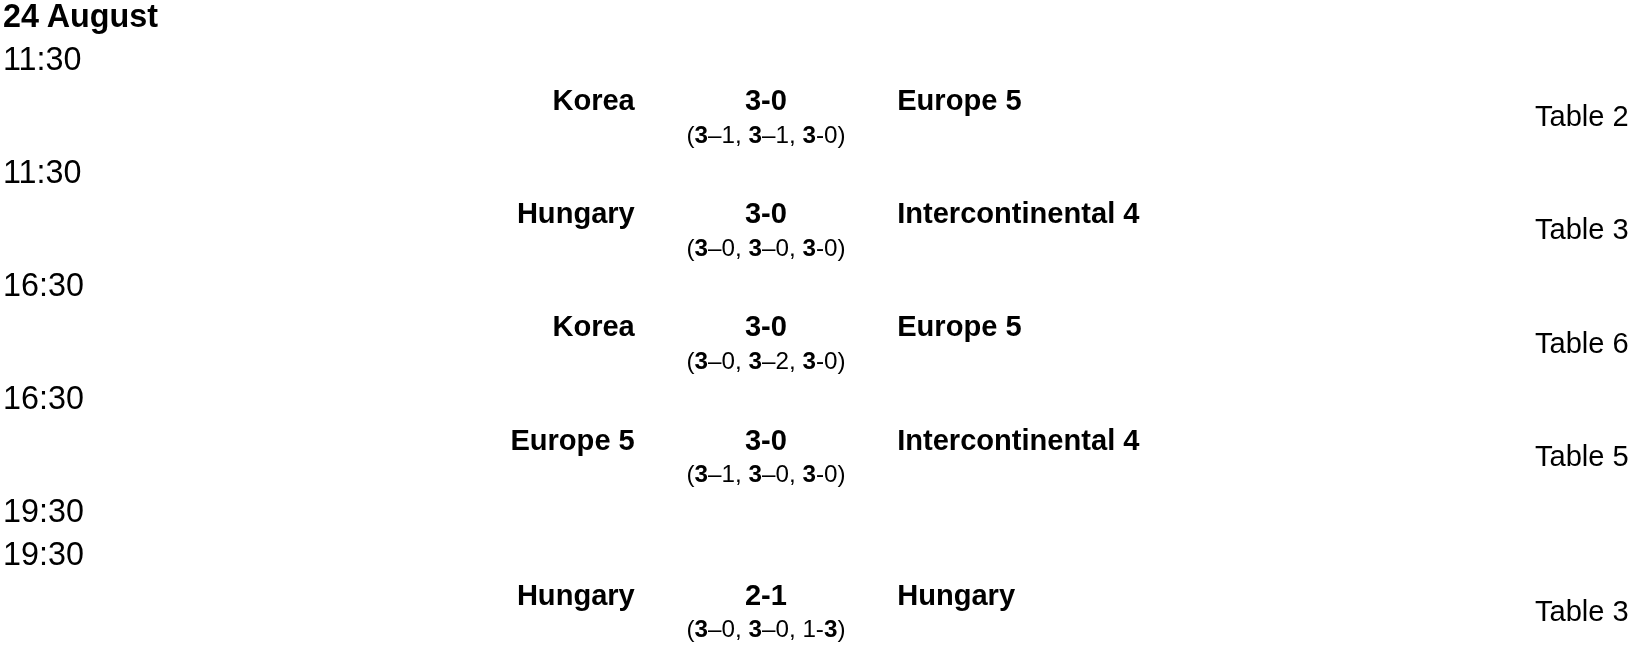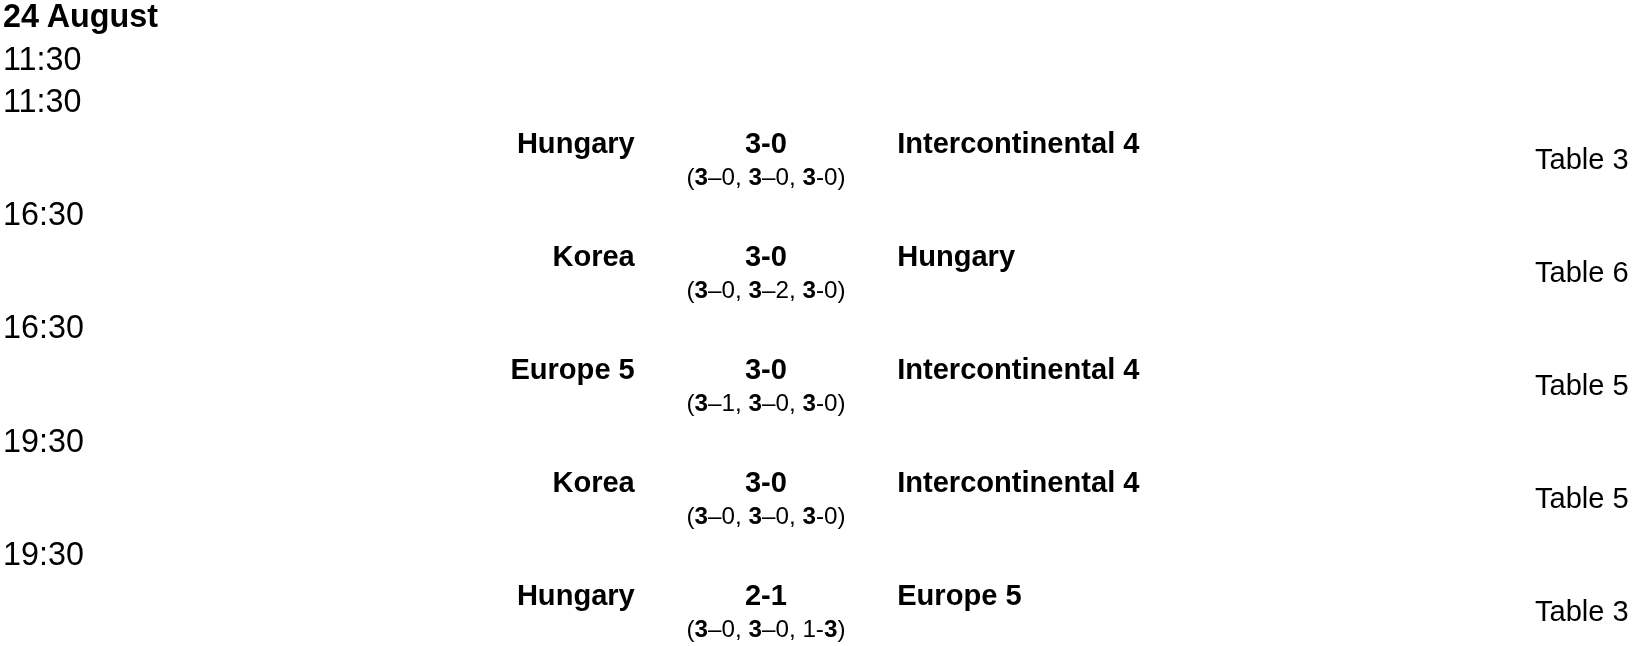- row: (594, 100)
(959, 326) Europe 5 -> (956, 256) Hungary
+ row: (594, 482)
(956, 595) Hungary -> (959, 595) Europe 5
